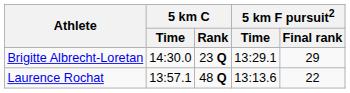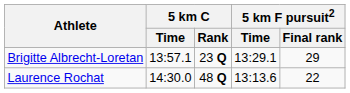(170, 58) 14:30.0 -> (170, 58) 13:57.1
(170, 78) 13:57.1 -> (170, 78) 14:30.0
